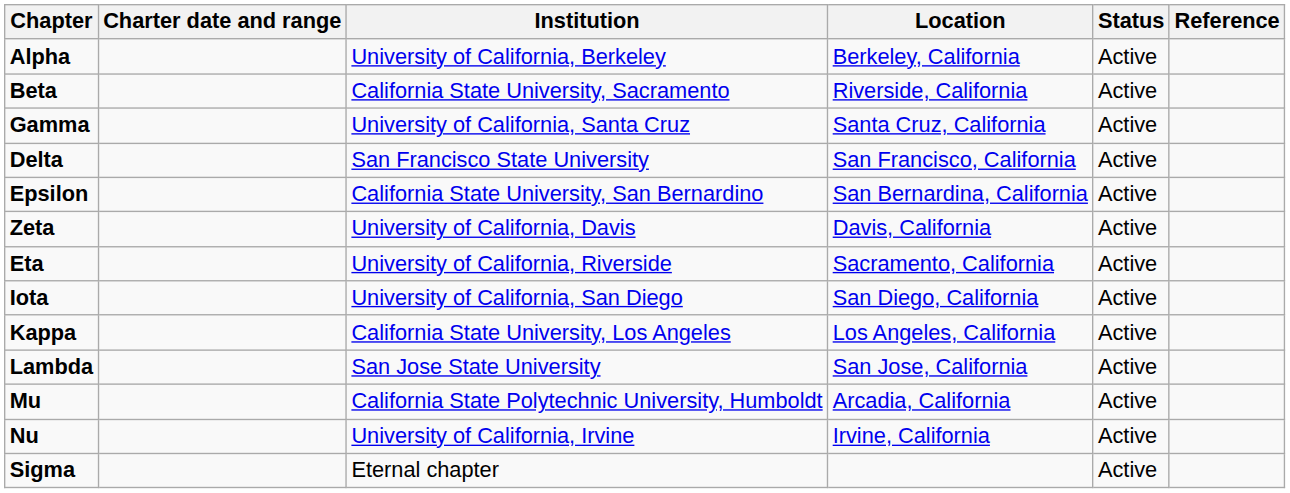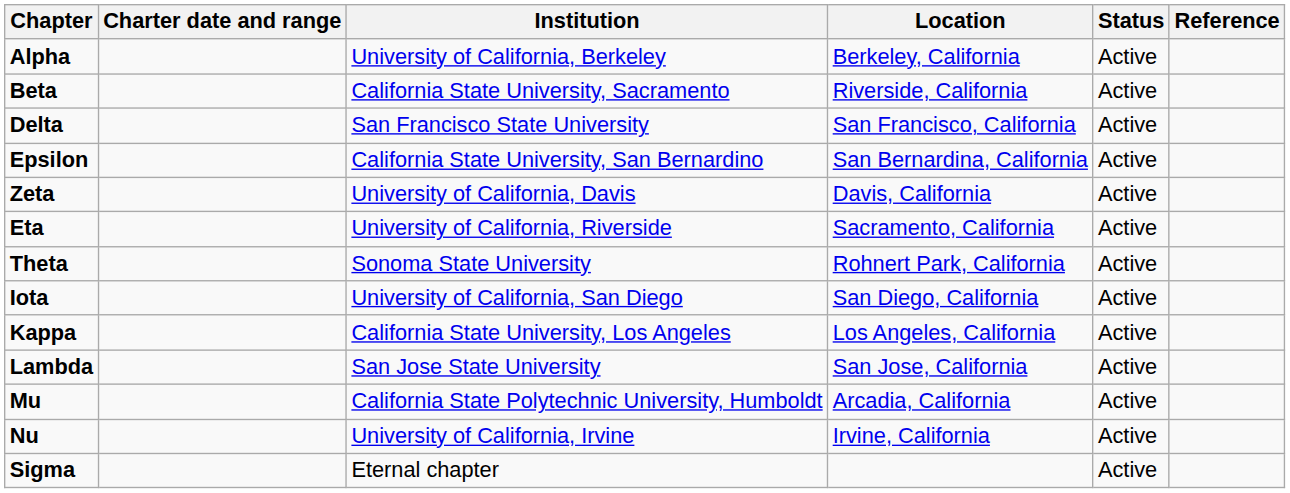- row: (50, 125)
+ row: (39, 263)
